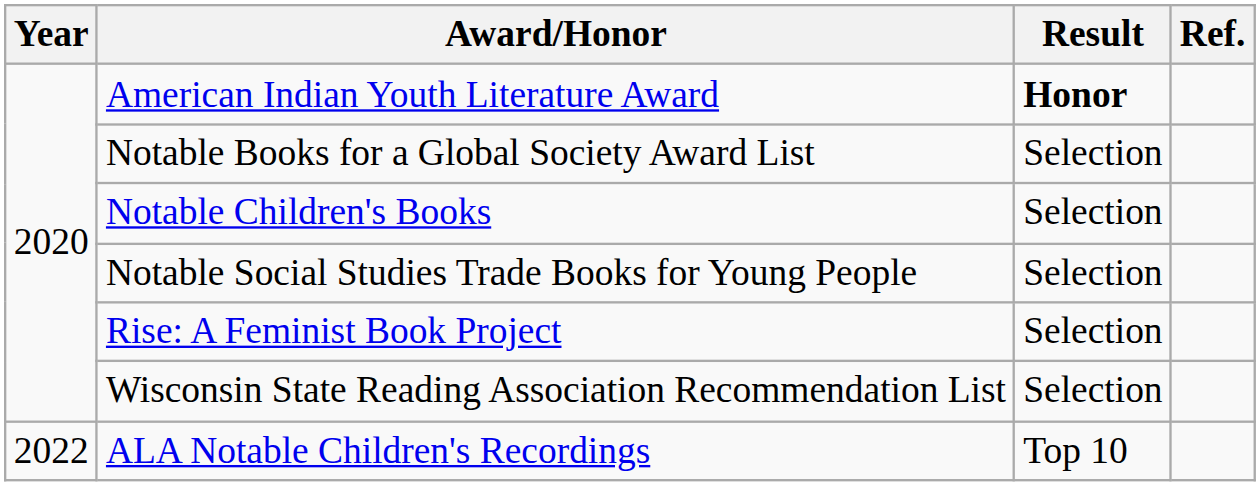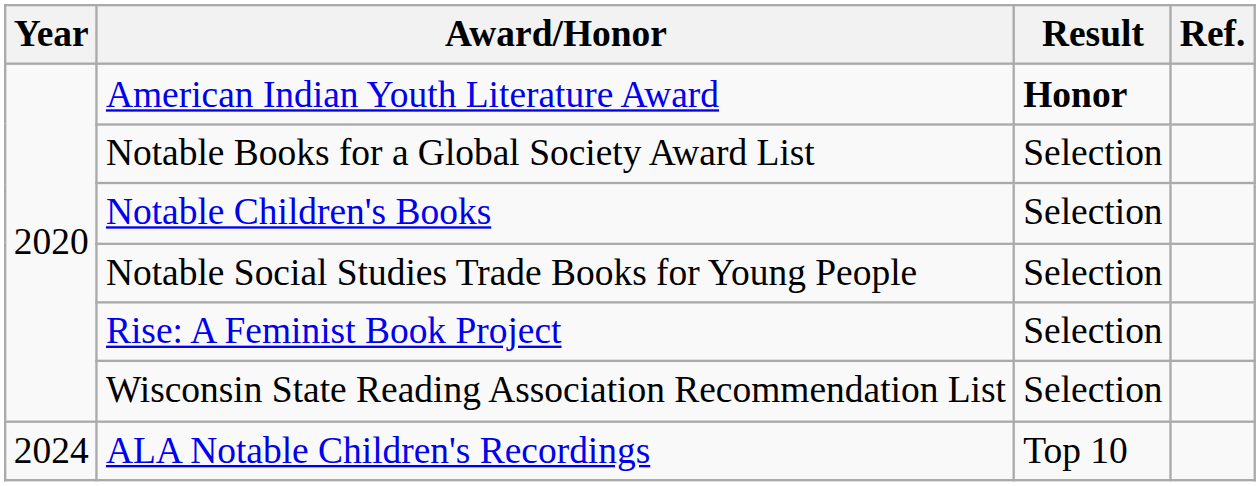(51, 449) 2022 -> (51, 449) 2024
